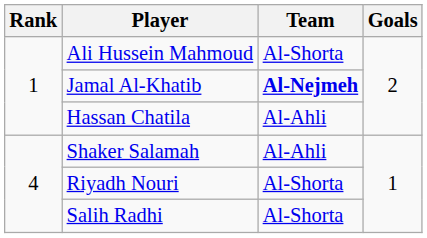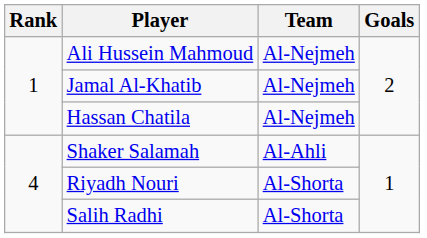(303, 53) Al-Shorta -> (309, 53) Al-Nejmeh
(310, 85) bold -> (309, 85) normal
(295, 118) Al-Ahli -> (309, 118) Al-Nejmeh
